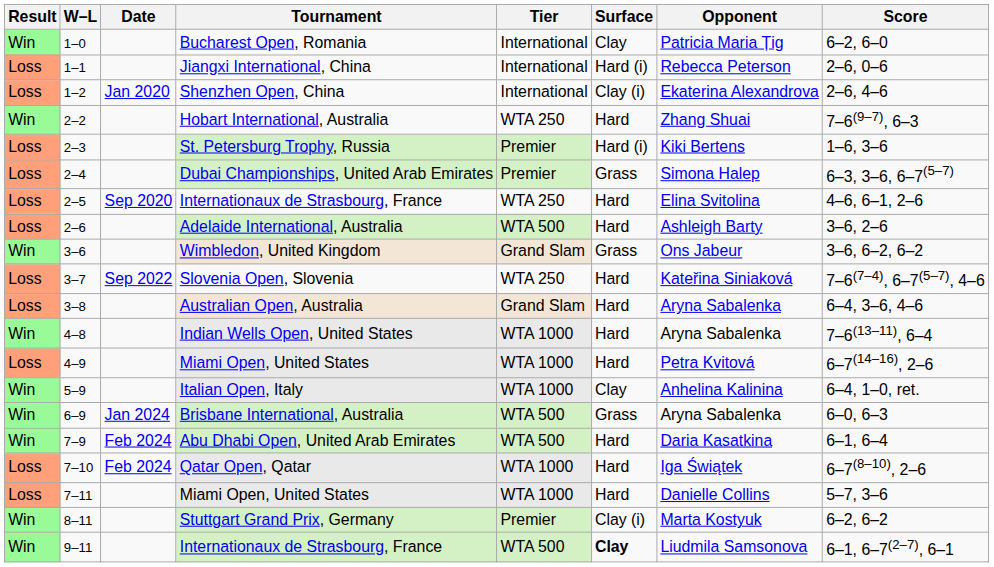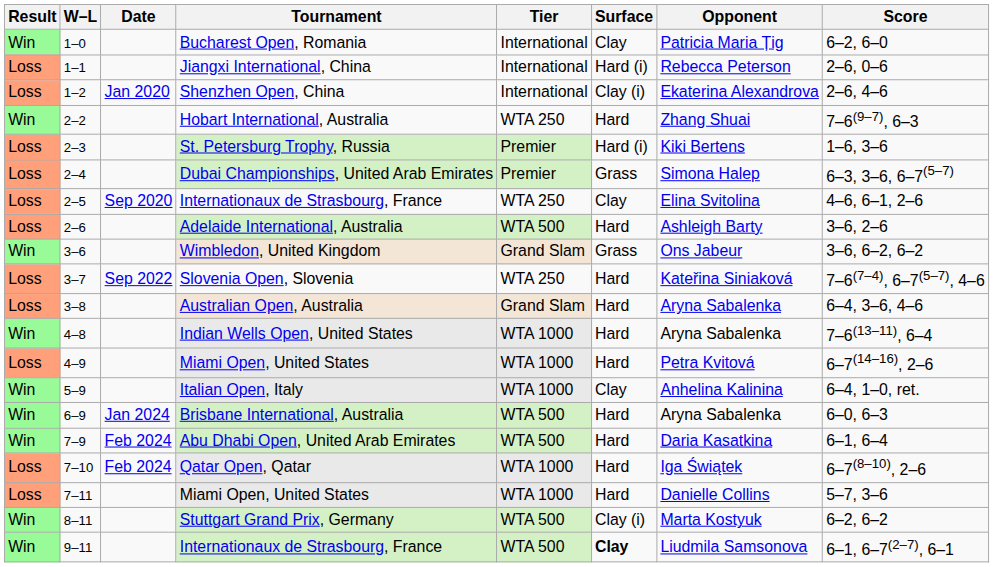(612, 201) Hard -> (611, 201) Clay
(616, 415) Grass -> (612, 415) Hard
(528, 520) Premier -> (532, 520) WTA 500
